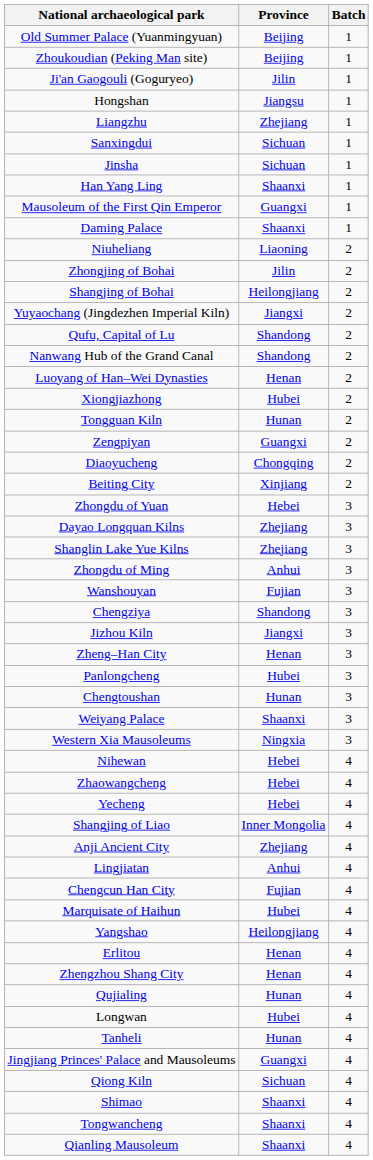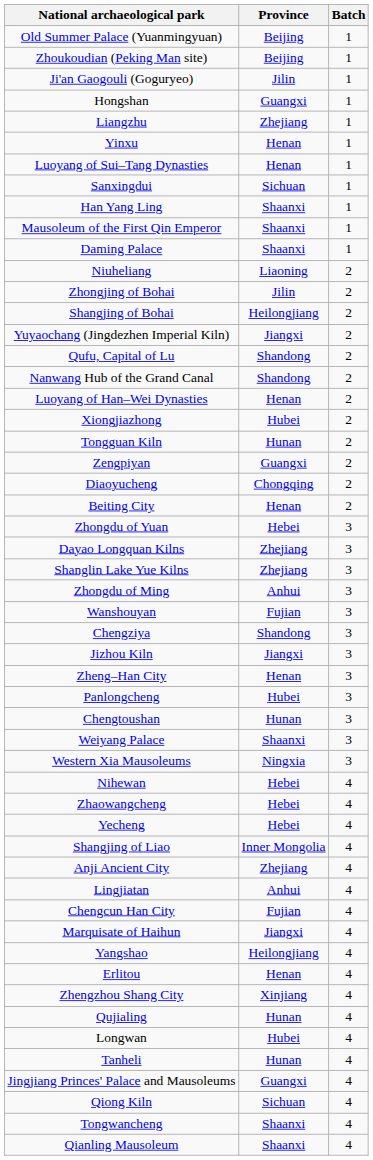(284, 100) Jiangsu -> (284, 100) Guangxi
+ row: (121, 143)
+ row: (121, 164)
- row: (121, 164)
(284, 206) Guangxi -> (284, 228) Shaanxi
(284, 484) Xinjiang -> (284, 505) Henan
(284, 910) Hubei -> (284, 931) Jiangxi
(284, 974) Henan -> (284, 995) Xinjiang
- row: (121, 1102)
